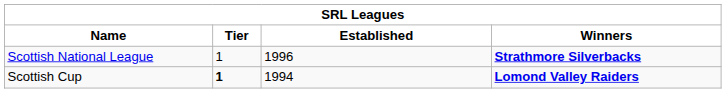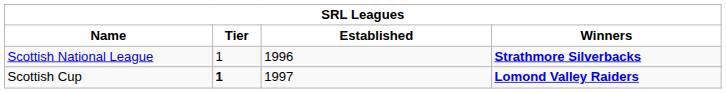(279, 77) 1994 -> (279, 77) 1997
